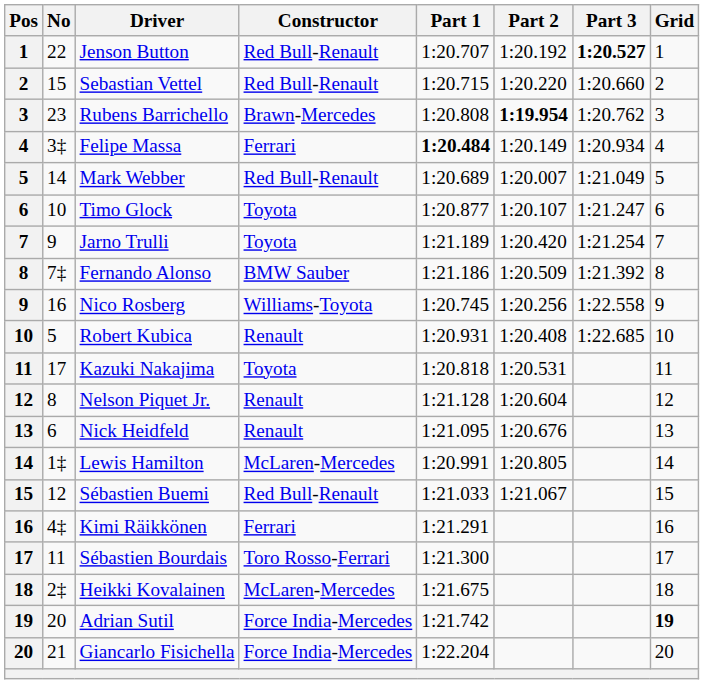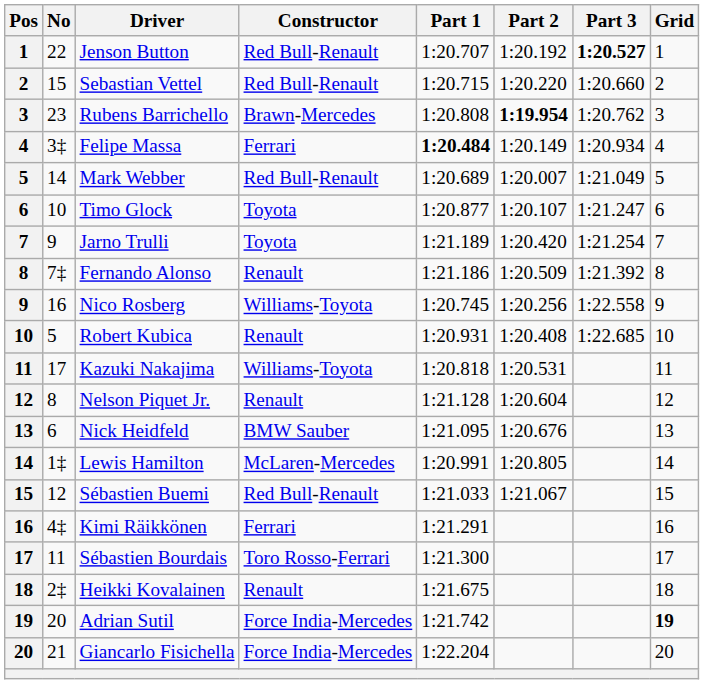(296, 273) BMW Sauber -> (273, 273) Renault
(270, 367) Toyota -> (308, 367) Williams-Toyota
(273, 431) Renault -> (296, 431) BMW Sauber
(319, 589) McLaren-Mercedes -> (273, 589) Renault
